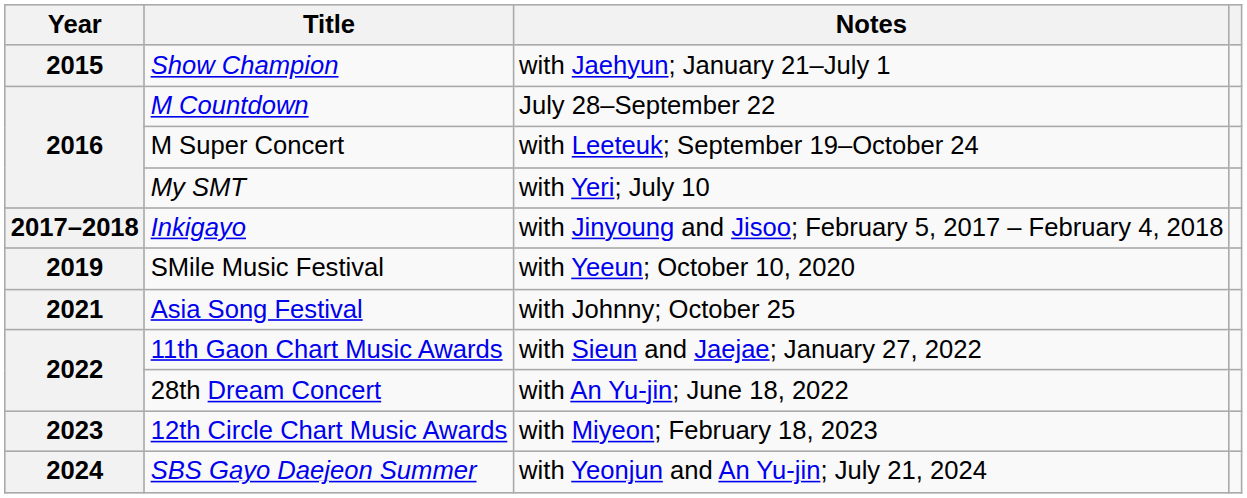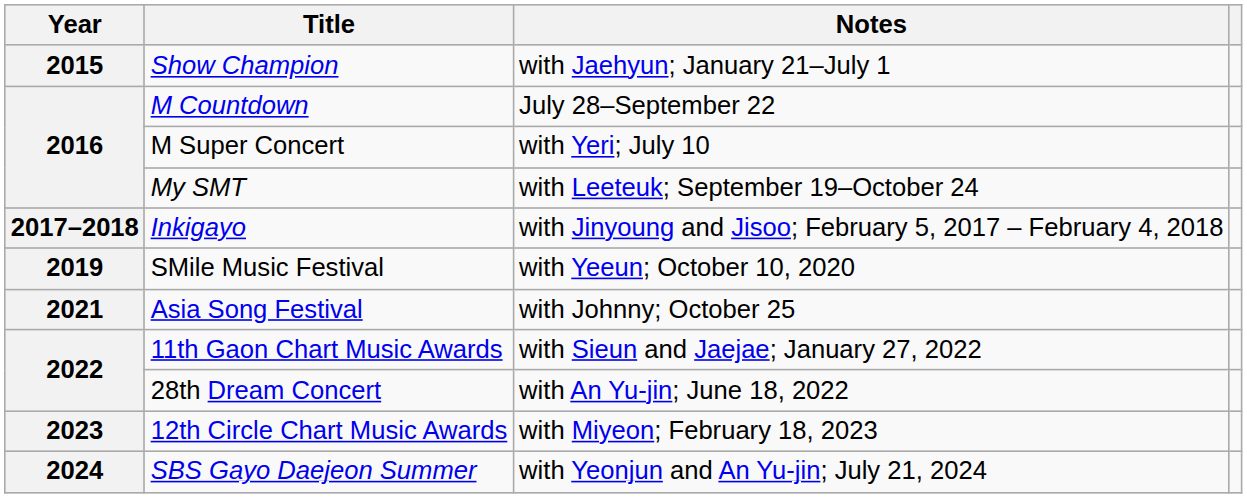(749, 146) with Leeteuk; September 19–October 24 -> (614, 146) with Yeri; July 10
(614, 187) with Yeri; July 10 -> (749, 187) with Leeteuk; September 19–October 24
